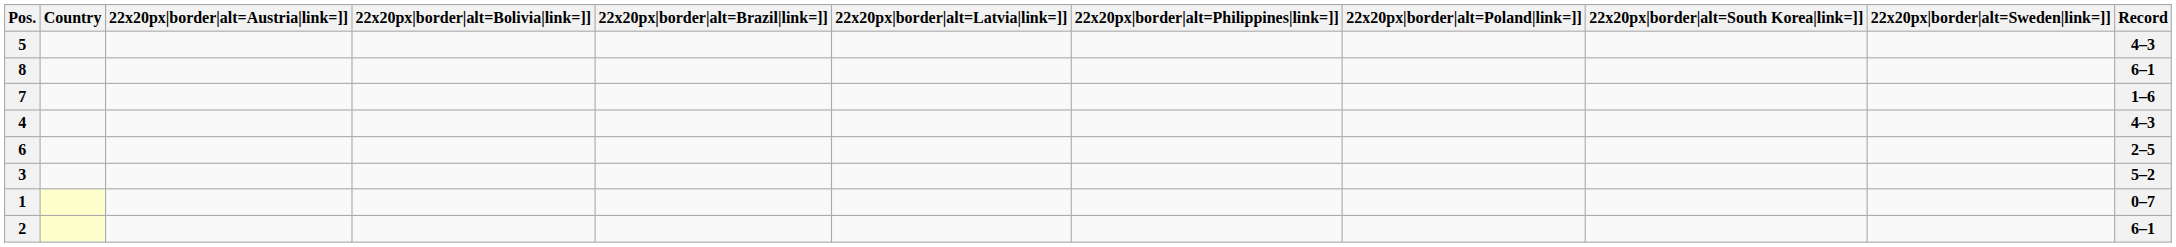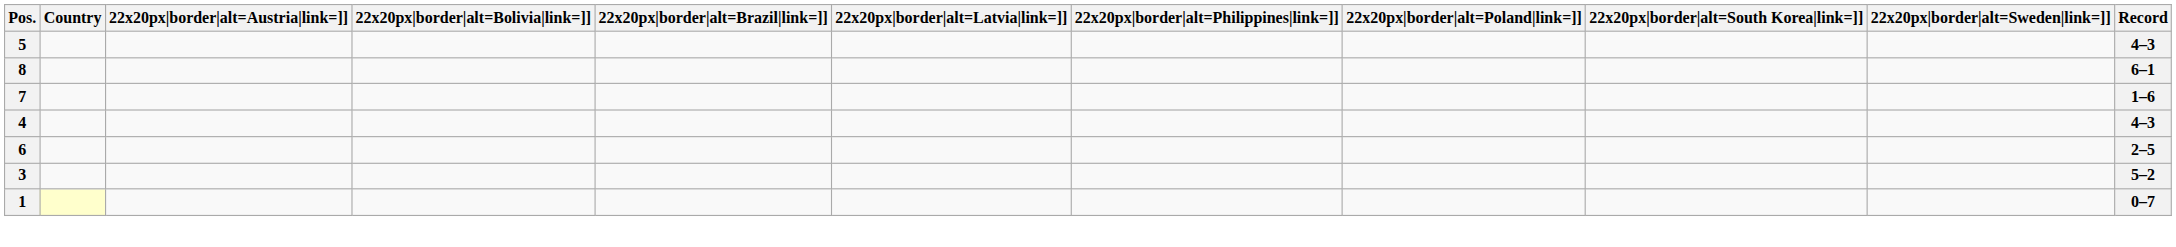- row: (22, 228)
